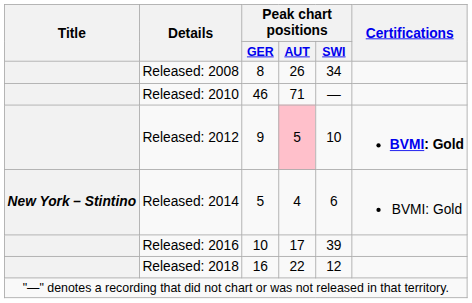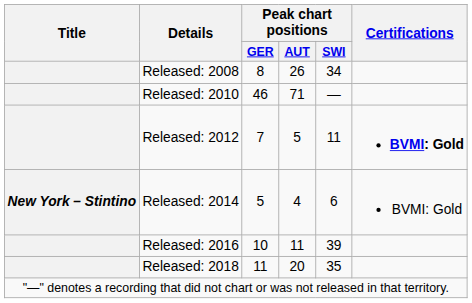(260, 137) 9 -> (260, 137) 7
(297, 137) pink background -> (297, 137) no background
(334, 137) 10 -> (334, 137) 11
(297, 245) 17 -> (297, 245) 11
(260, 267) 16 -> (260, 267) 11
(297, 267) 22 -> (297, 267) 20
(334, 267) 12 -> (334, 267) 35
